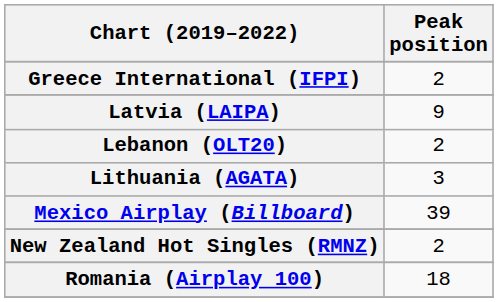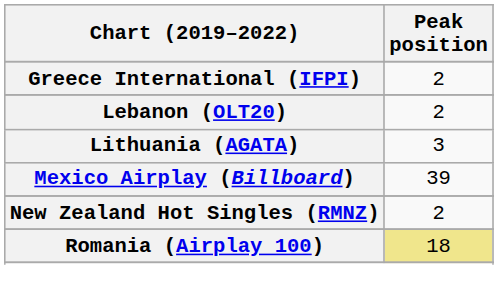- row: (195, 112)
(439, 280) no background -> (439, 246) khaki background
